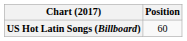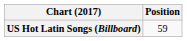(163, 28) 60 -> (163, 28) 59
